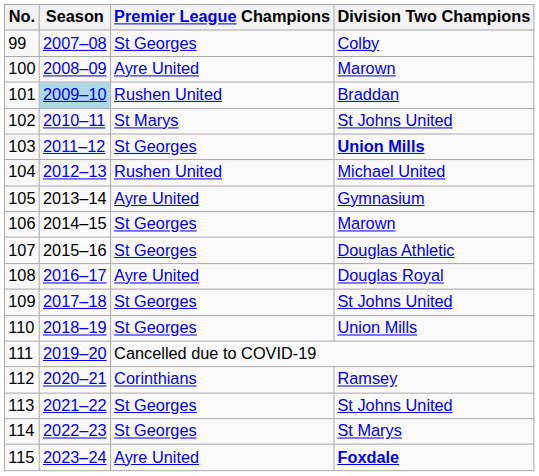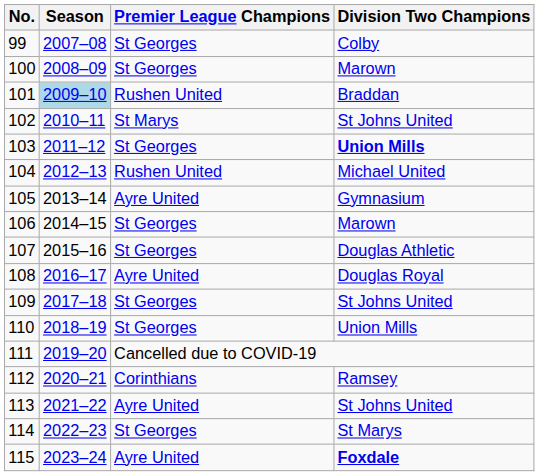(157, 69) Ayre United -> (155, 69) St Georges
(155, 405) St Georges -> (157, 405) Ayre United
